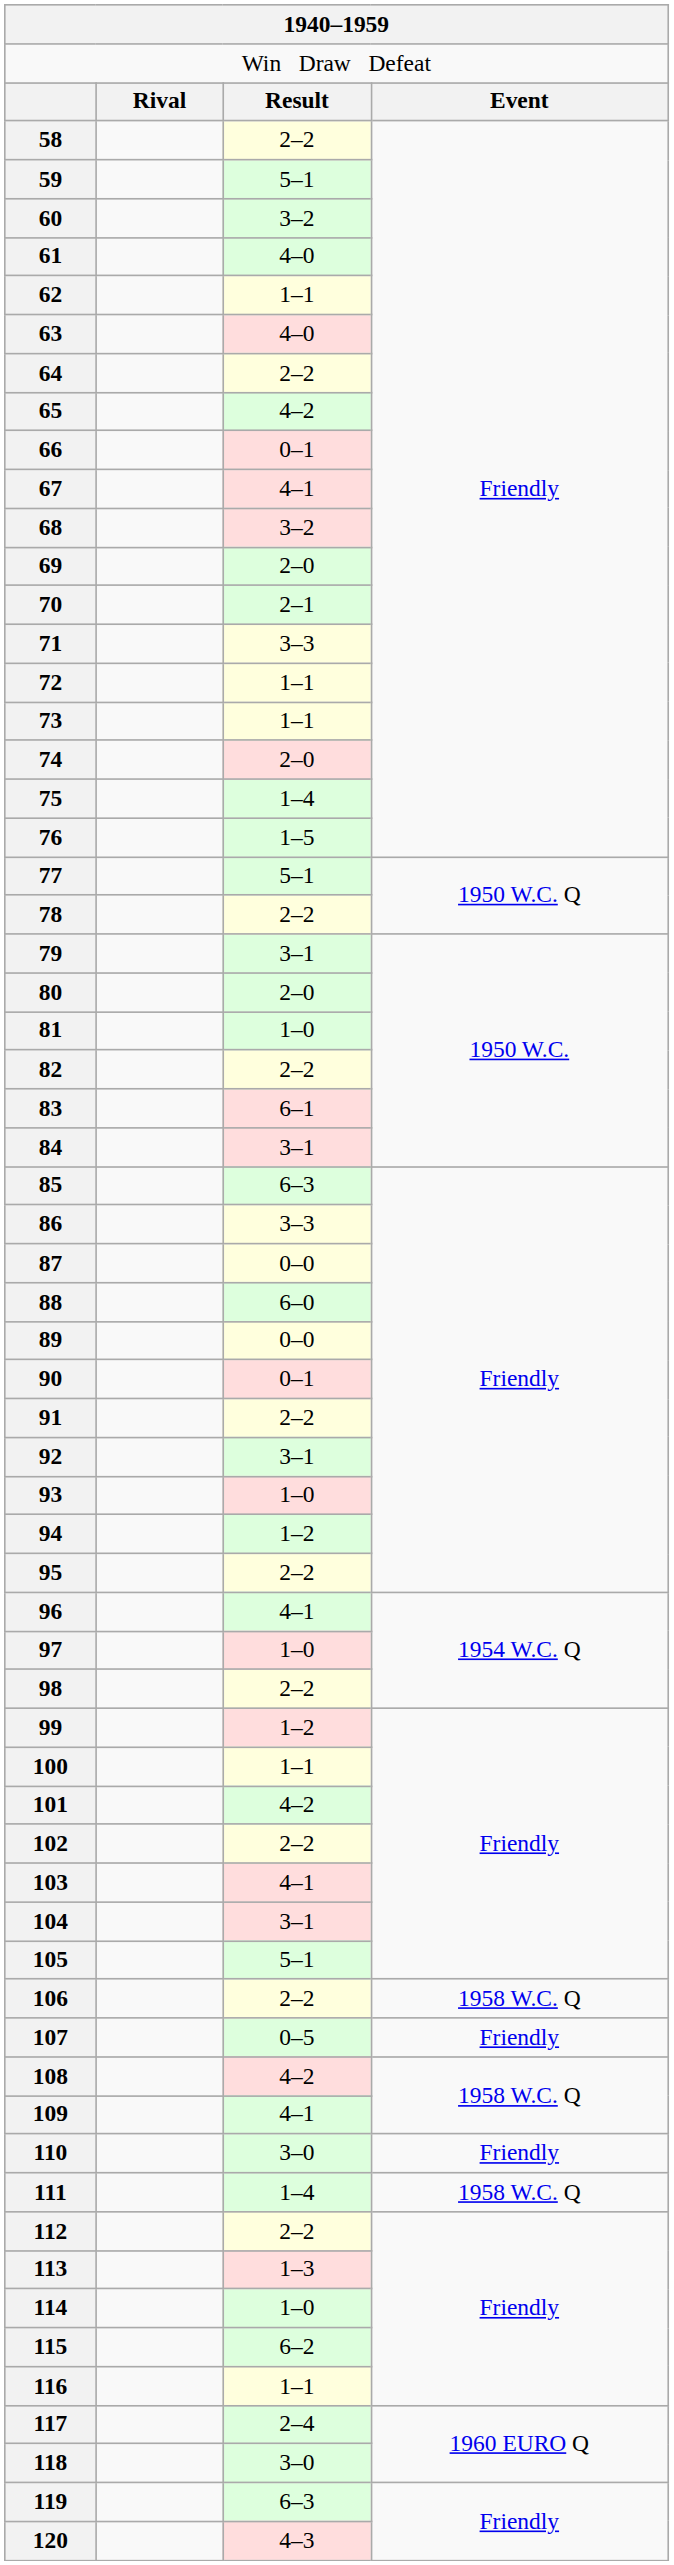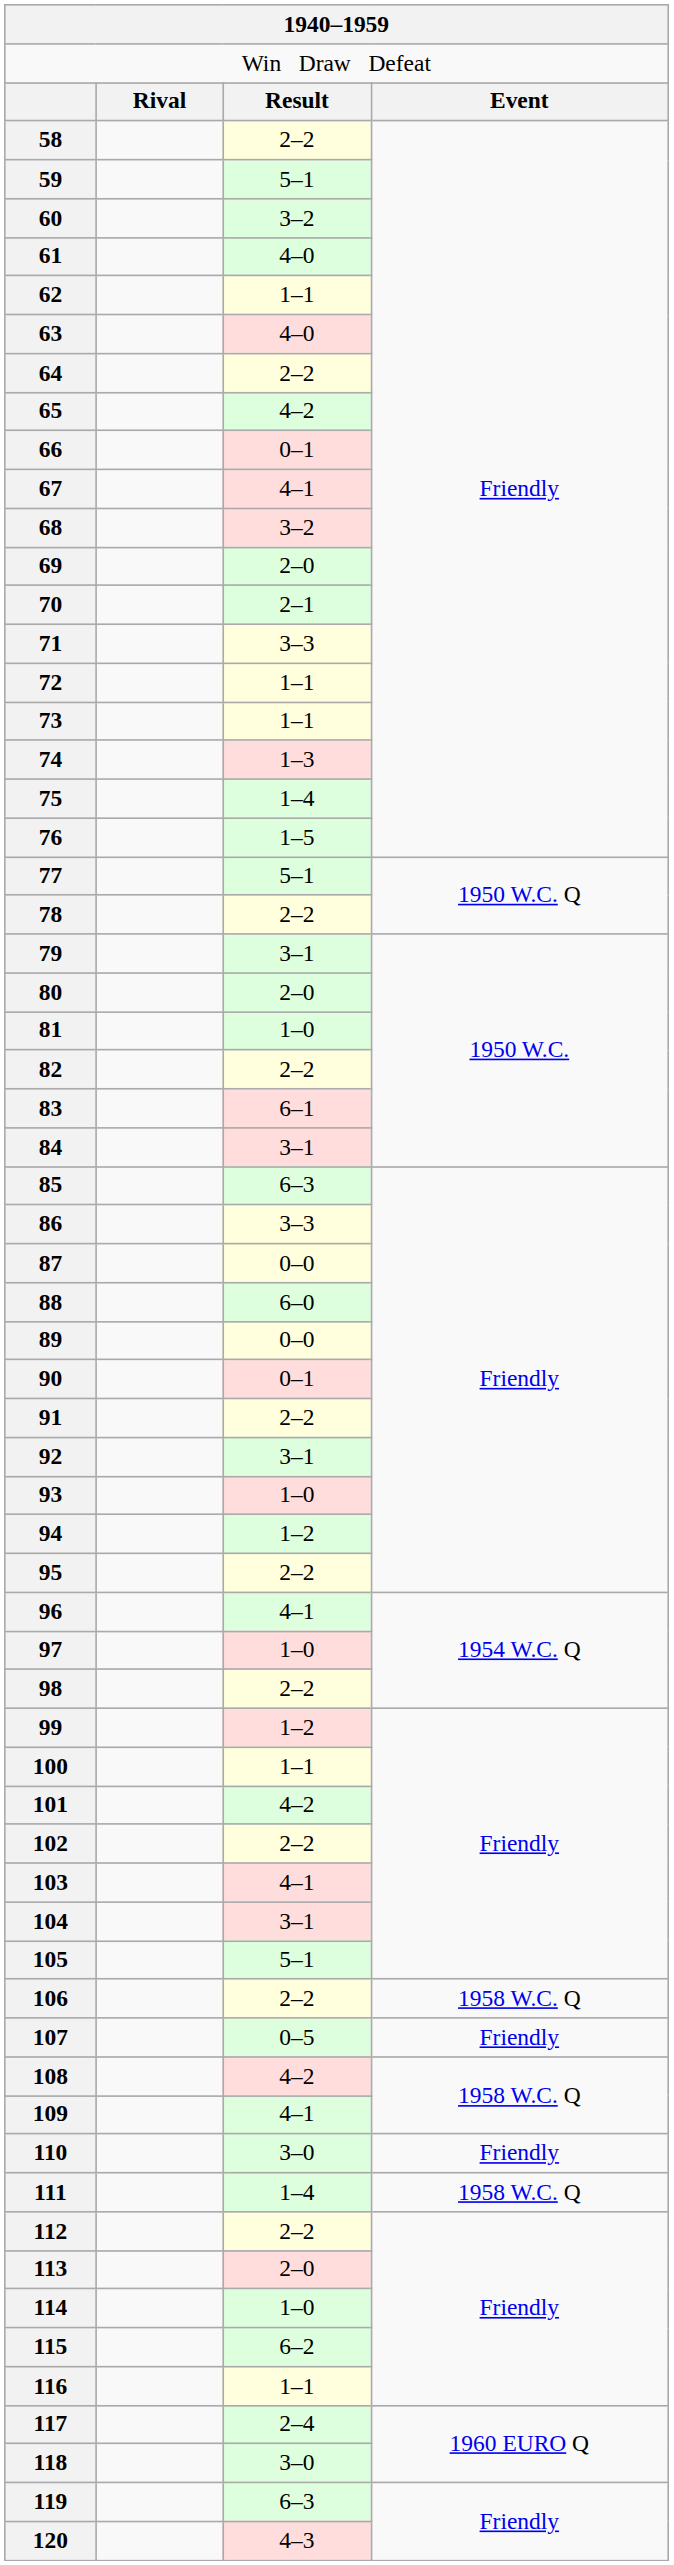(297, 759) 2–0 -> (297, 759) 1–3
(297, 2269) 1–3 -> (297, 2269) 2–0
